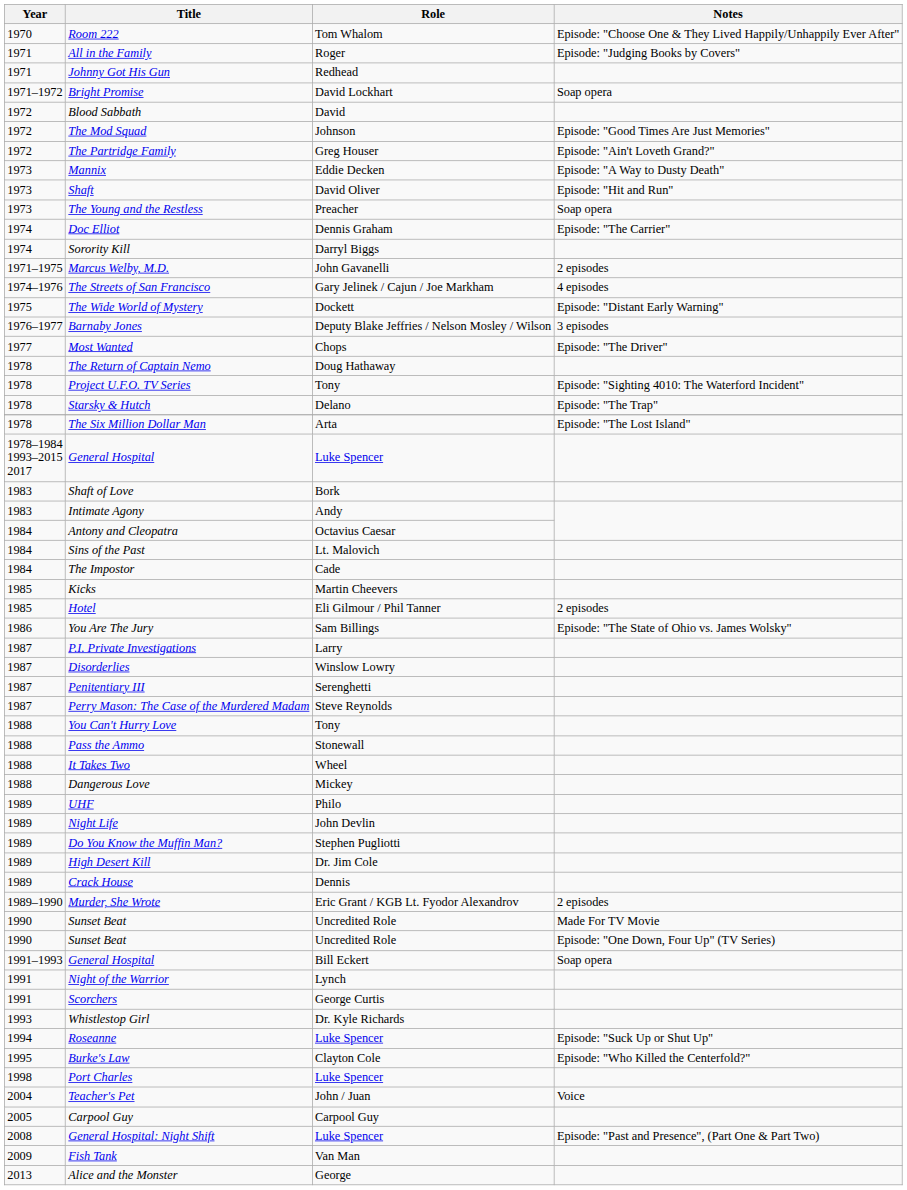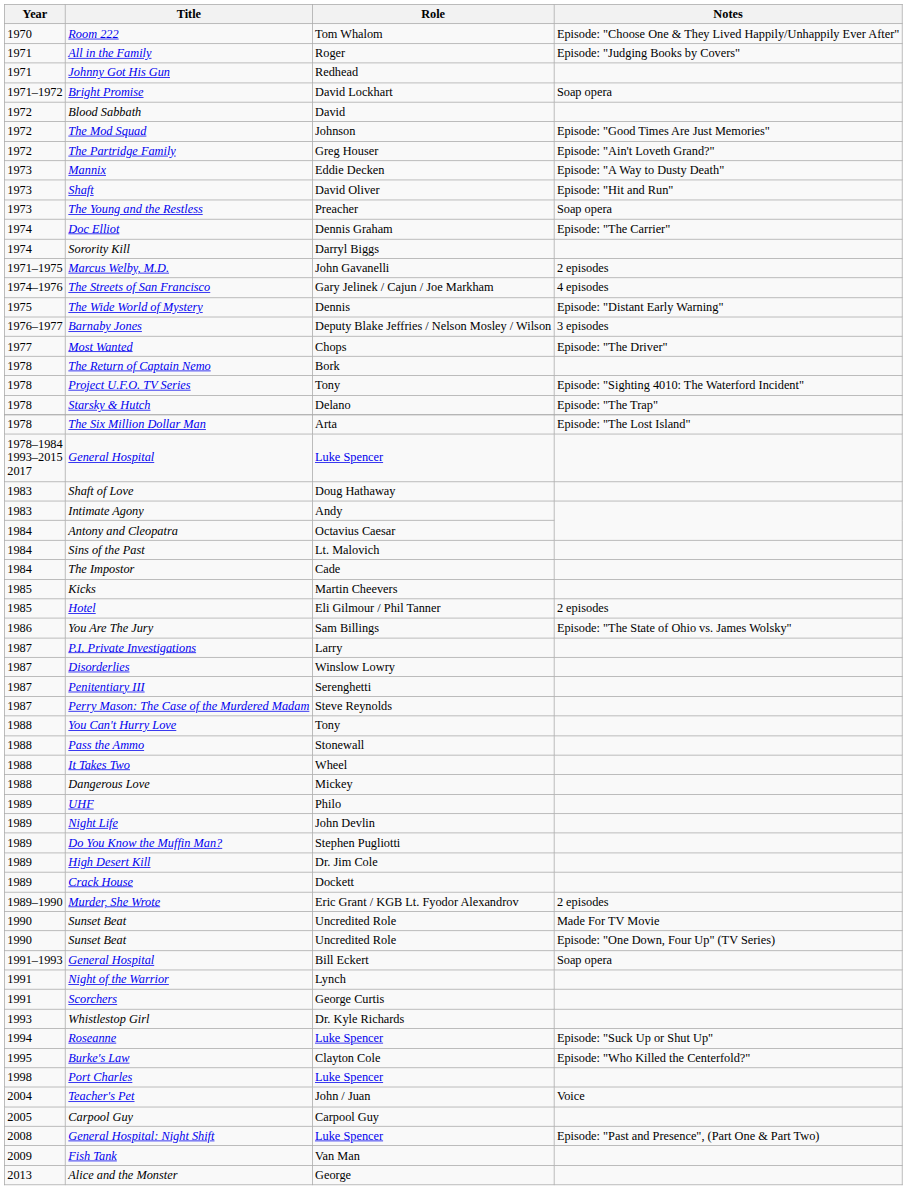(335, 307) Dockett -> (332, 307) Dennis
(355, 365) Doug Hathaway -> (327, 365) Bork
(327, 491) Bork -> (355, 491) Doug Hathaway
(332, 882) Dennis -> (335, 882) Dockett
